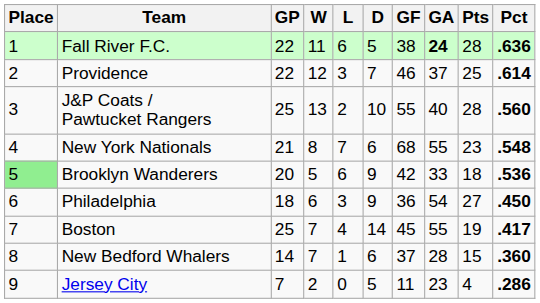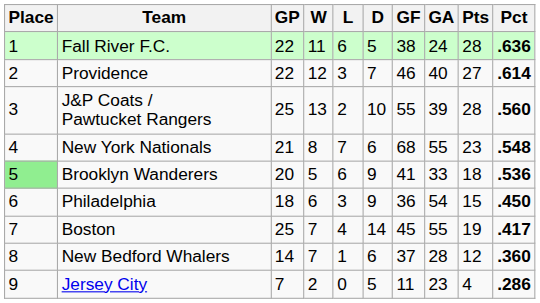(438, 45) bold -> (438, 45) normal
(438, 73) 37 -> (438, 73) 40
(472, 73) 25 -> (472, 73) 27
(438, 110) 40 -> (438, 110) 39
(406, 174) 42 -> (406, 174) 41
(472, 202) 27 -> (472, 202) 15
(472, 256) 15 -> (472, 256) 12
